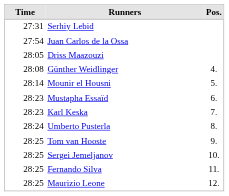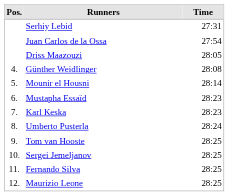columns swapped: (214, 11) <-> (25, 11)
